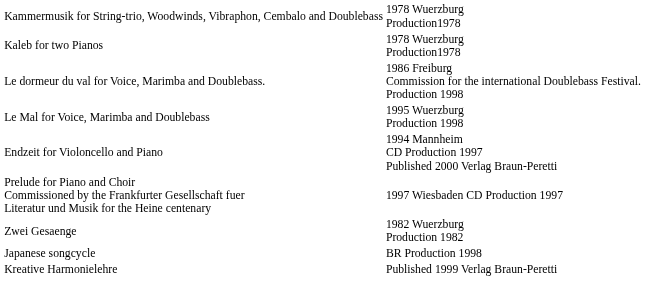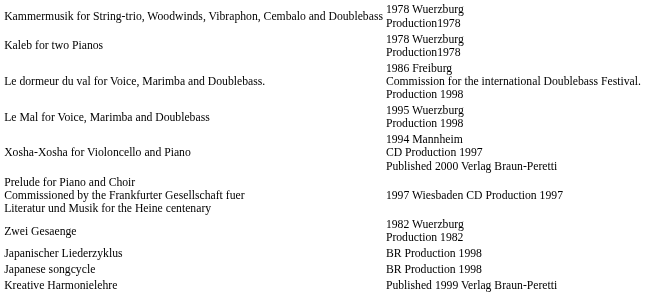+ row: (97, 152)
- row: (84, 152)
+ row: (63, 253)
